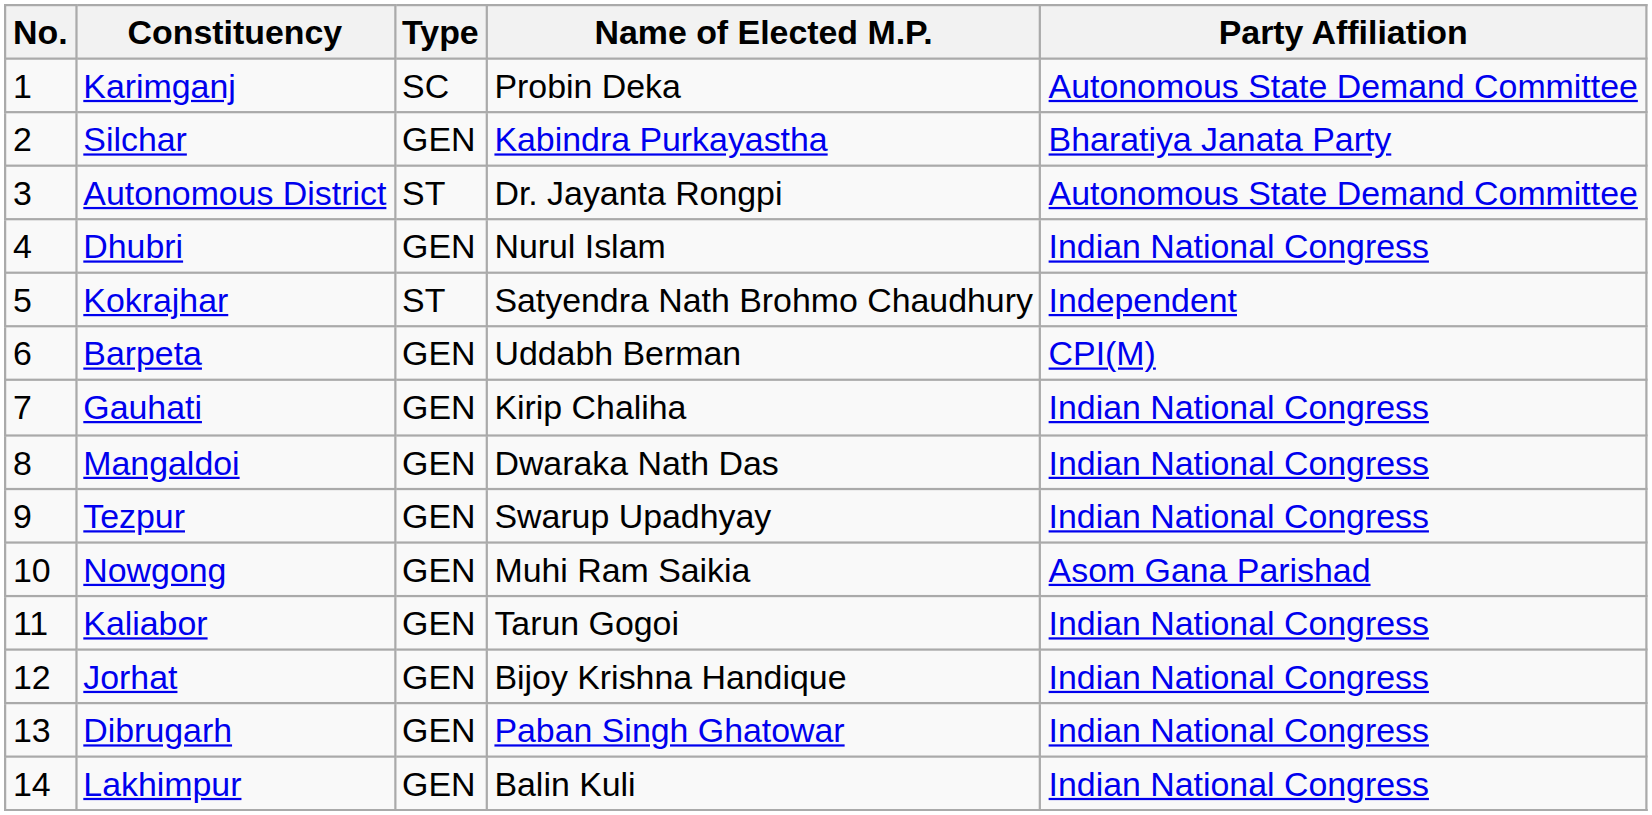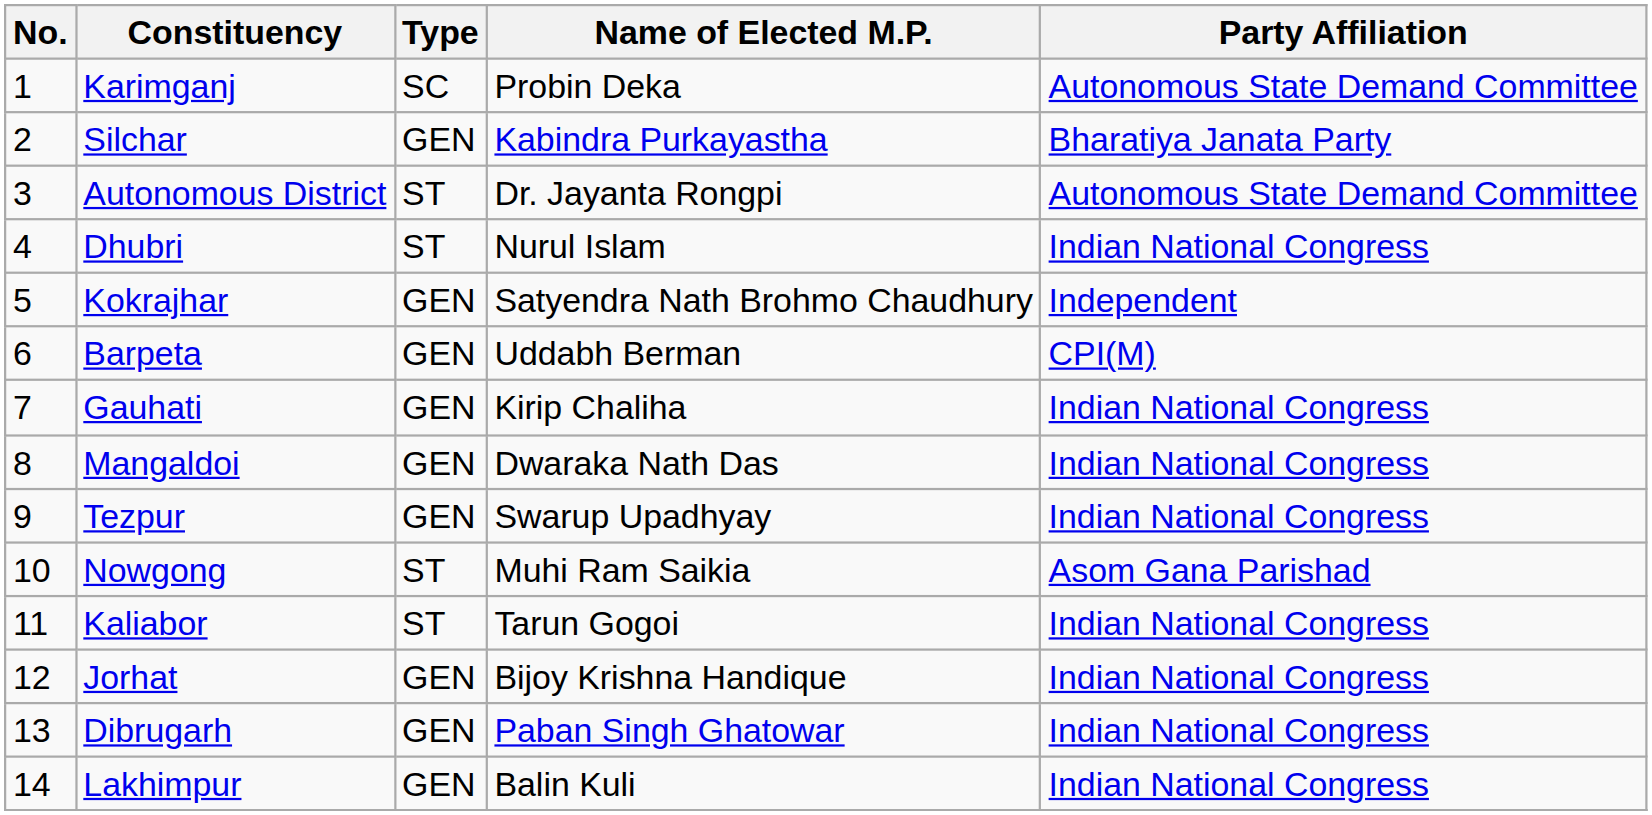(439, 247) GEN -> (424, 247) ST
(424, 300) ST -> (439, 300) GEN
(439, 569) GEN -> (424, 569) ST
(439, 622) GEN -> (424, 622) ST
